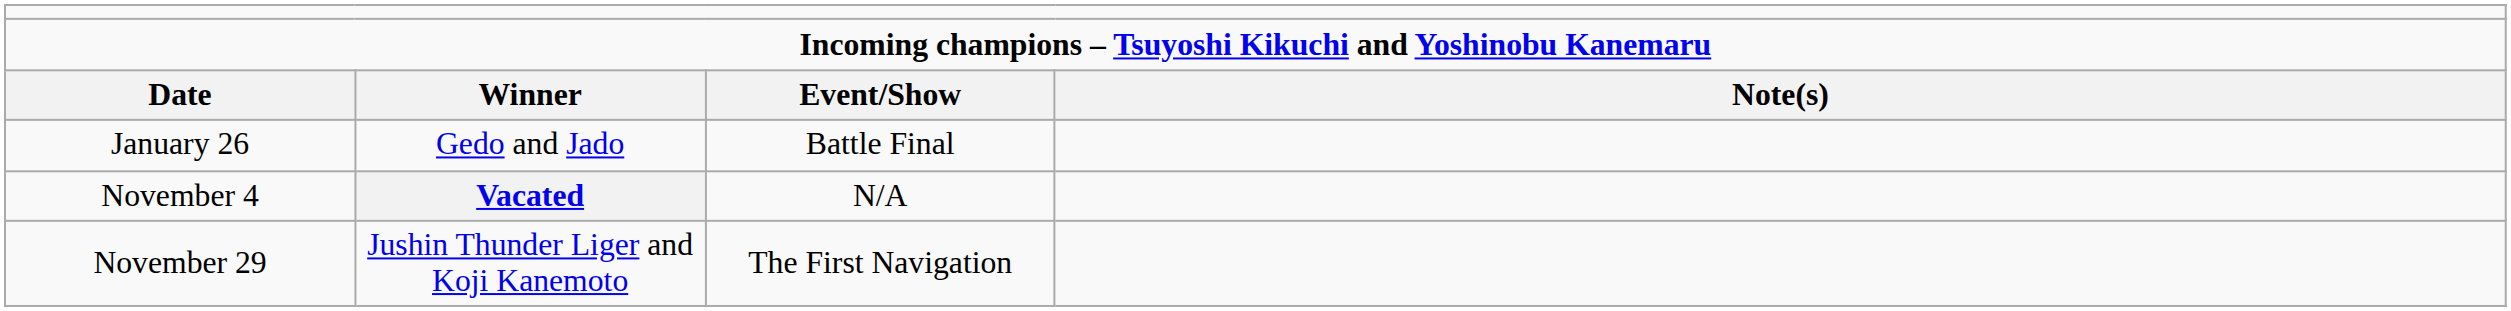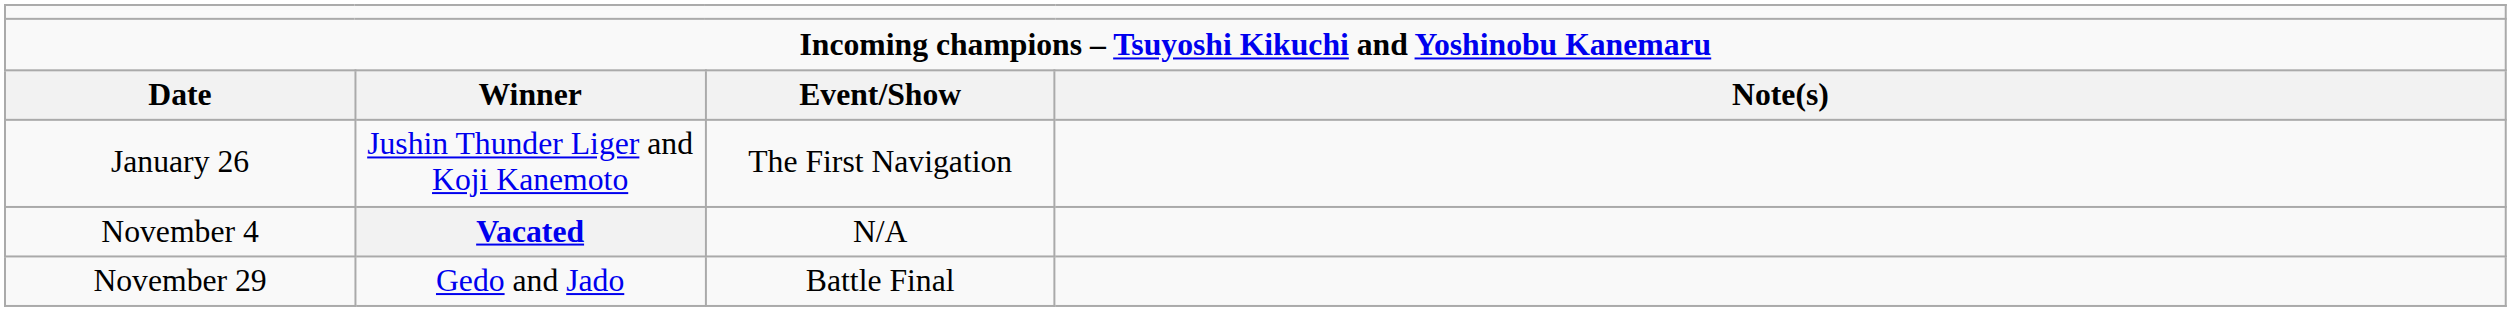(530, 144) Gedo and Jado -> (530, 162) Jushin Thunder Liger and Koji Kanemoto
(880, 144) Battle Final -> (880, 162) The First Navigation
(530, 263) Jushin Thunder Liger and Koji Kanemoto -> (530, 280) Gedo and Jado
(880, 263) The First Navigation -> (880, 280) Battle Final
